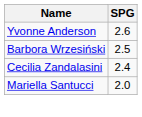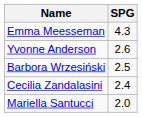+ row: (56, 31)
